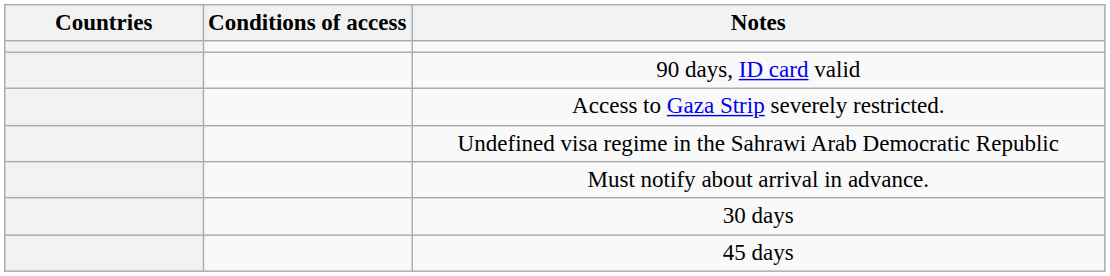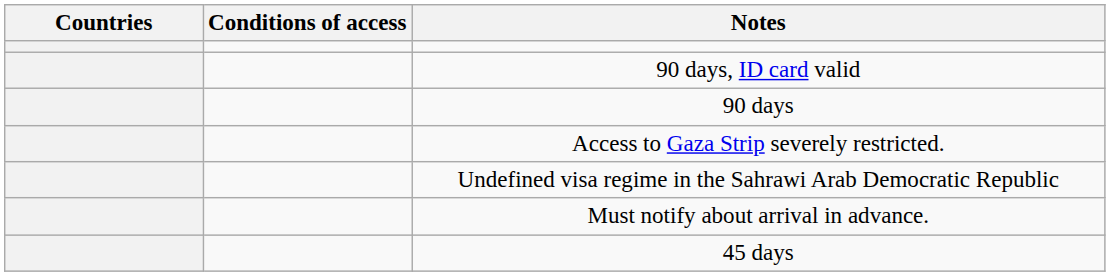+ row: (758, 106)
- row: (758, 216)
